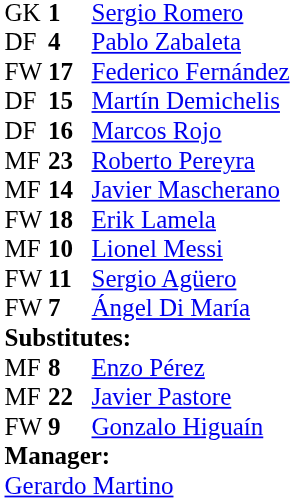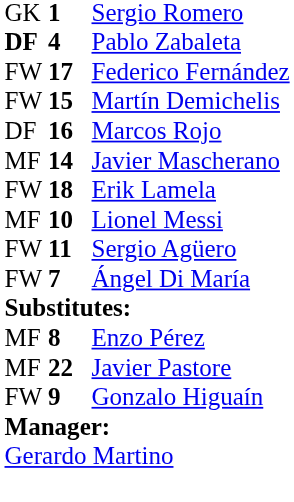(21, 42) normal -> (21, 42) bold
(21, 101) DF -> (23, 101) FW
- row: (173, 160)
